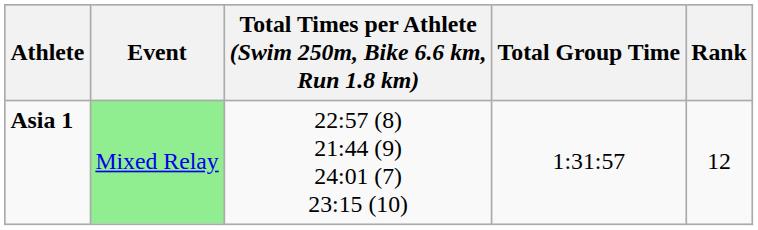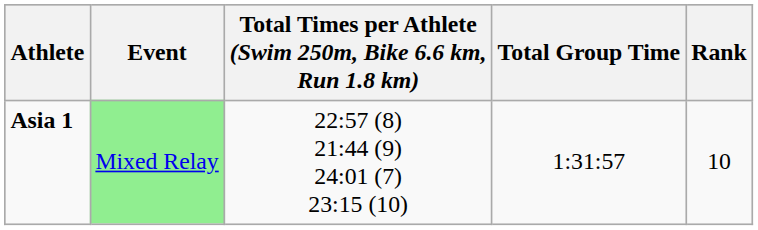(719, 161) 12 -> (719, 161) 10
